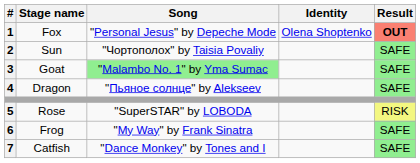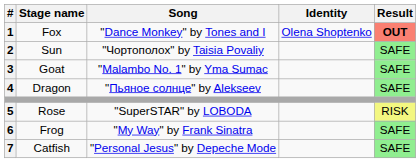(183, 32) "Personal Jesus" by Depeche Mode -> (183, 32) "Dance Monkey" by Tones and I
(183, 69) lightgreen background -> (183, 69) no background
(183, 148) "Dance Monkey" by Tones and I -> (183, 148) "Personal Jesus" by Depeche Mode
